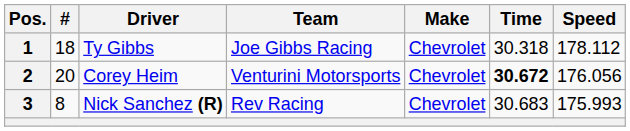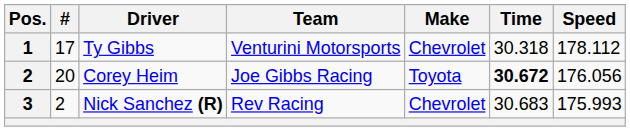(65, 47) 18 -> (65, 47) 17
(302, 47) Joe Gibbs Racing -> (316, 47) Venturini Motorsports
(316, 76) Venturini Motorsports -> (302, 76) Joe Gibbs Racing
(447, 76) Chevrolet -> (435, 76) Toyota
(60, 104) 8 -> (60, 104) 2
